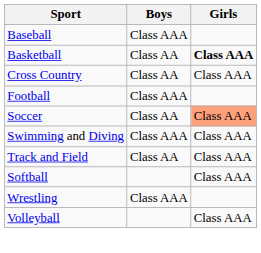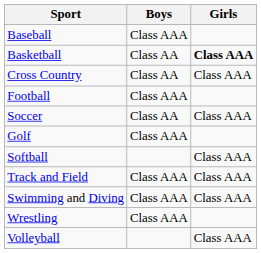(223, 116) lightsalmon background -> (223, 116) no background
+ row: (19, 136)
rows swapped: (66, 136) <-> (28, 177)
(154, 156) Class AA -> (159, 177) Class AAA
